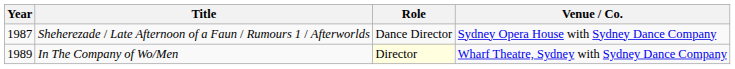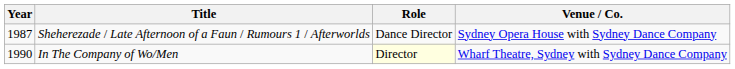(20, 53) 1989 -> (20, 53) 1990
